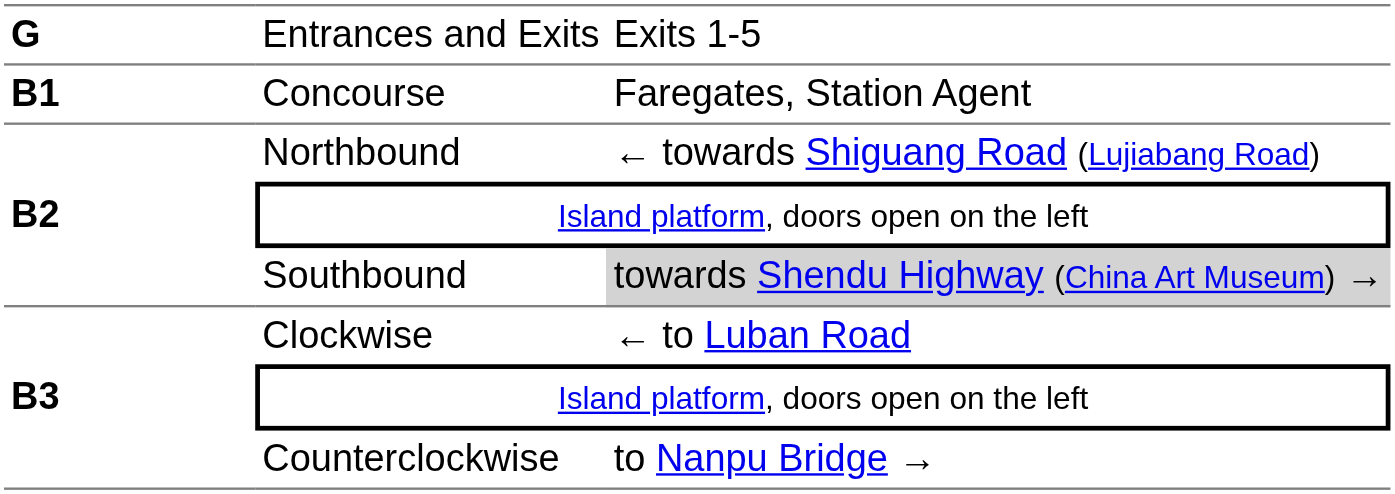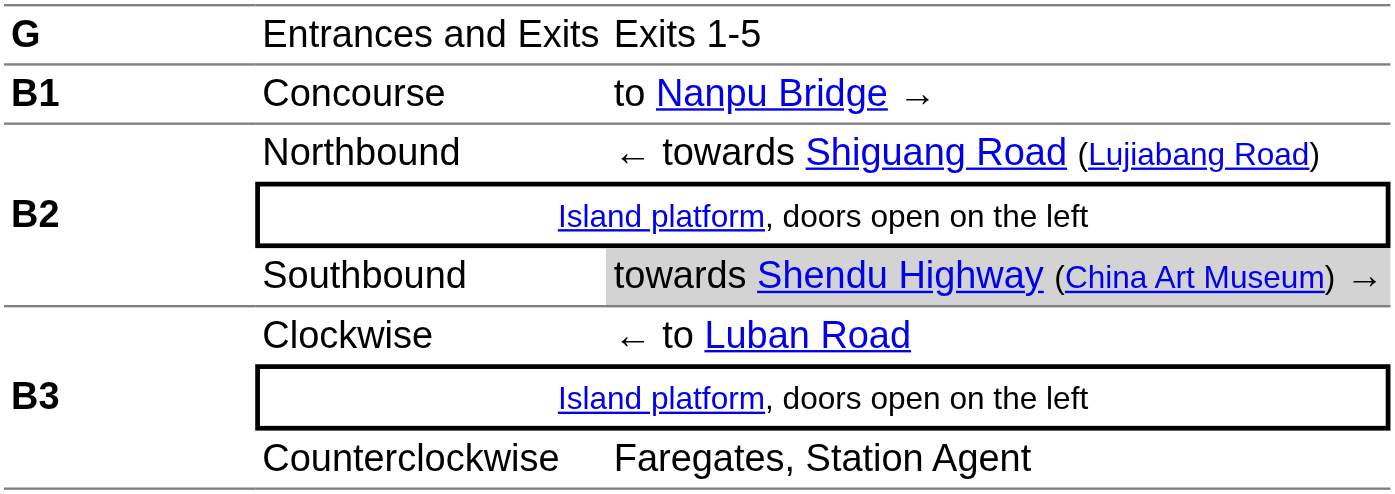(823, 93) Faregates, Station Agent -> (775, 93) to Nanpu Bridge →
(775, 458) to Nanpu Bridge → -> (823, 458) Faregates, Station Agent
